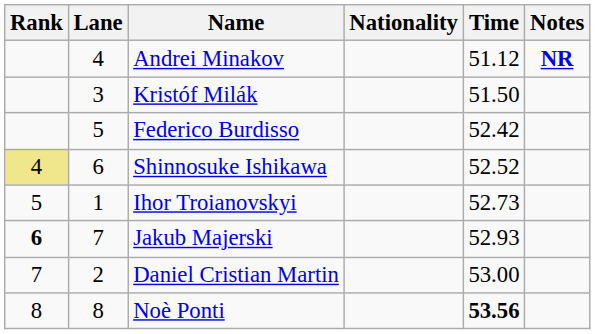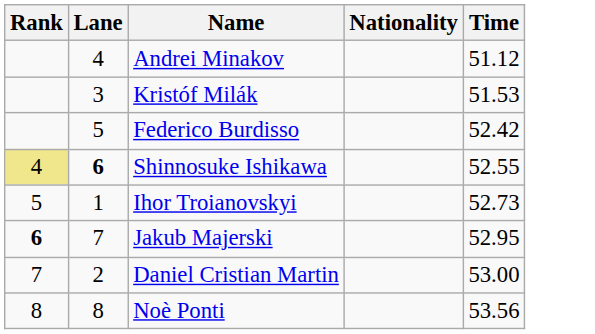- column: (557, 22)
(494, 94) 51.50 -> (494, 94) 51.53
(98, 166) normal -> (98, 166) bold
(494, 166) 52.52 -> (494, 166) 52.55
(494, 238) 52.93 -> (494, 238) 52.95
(494, 310) bold -> (494, 310) normal
